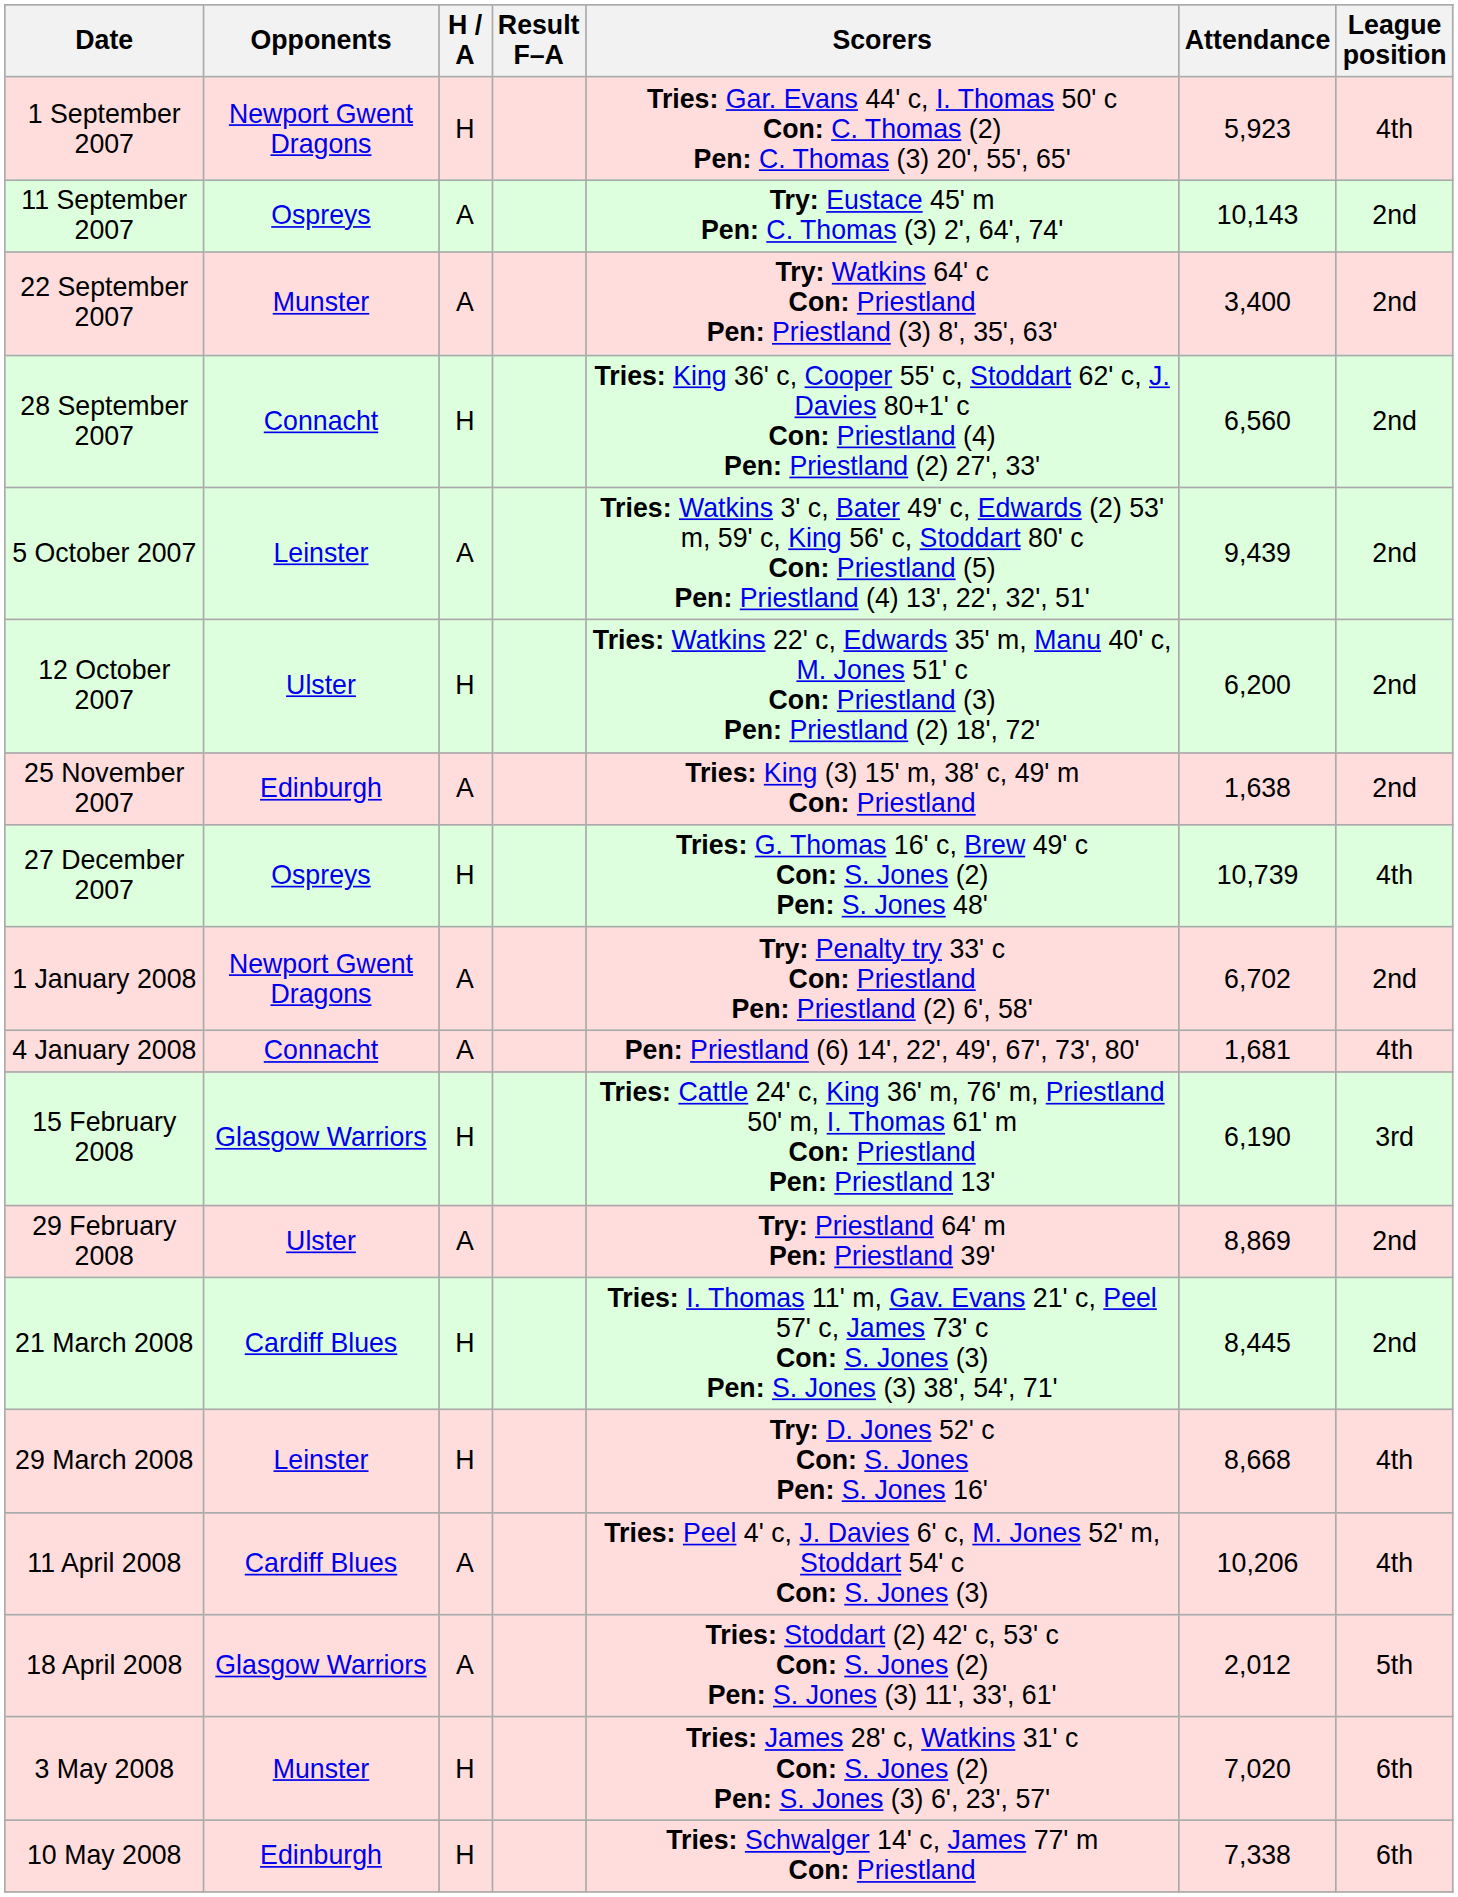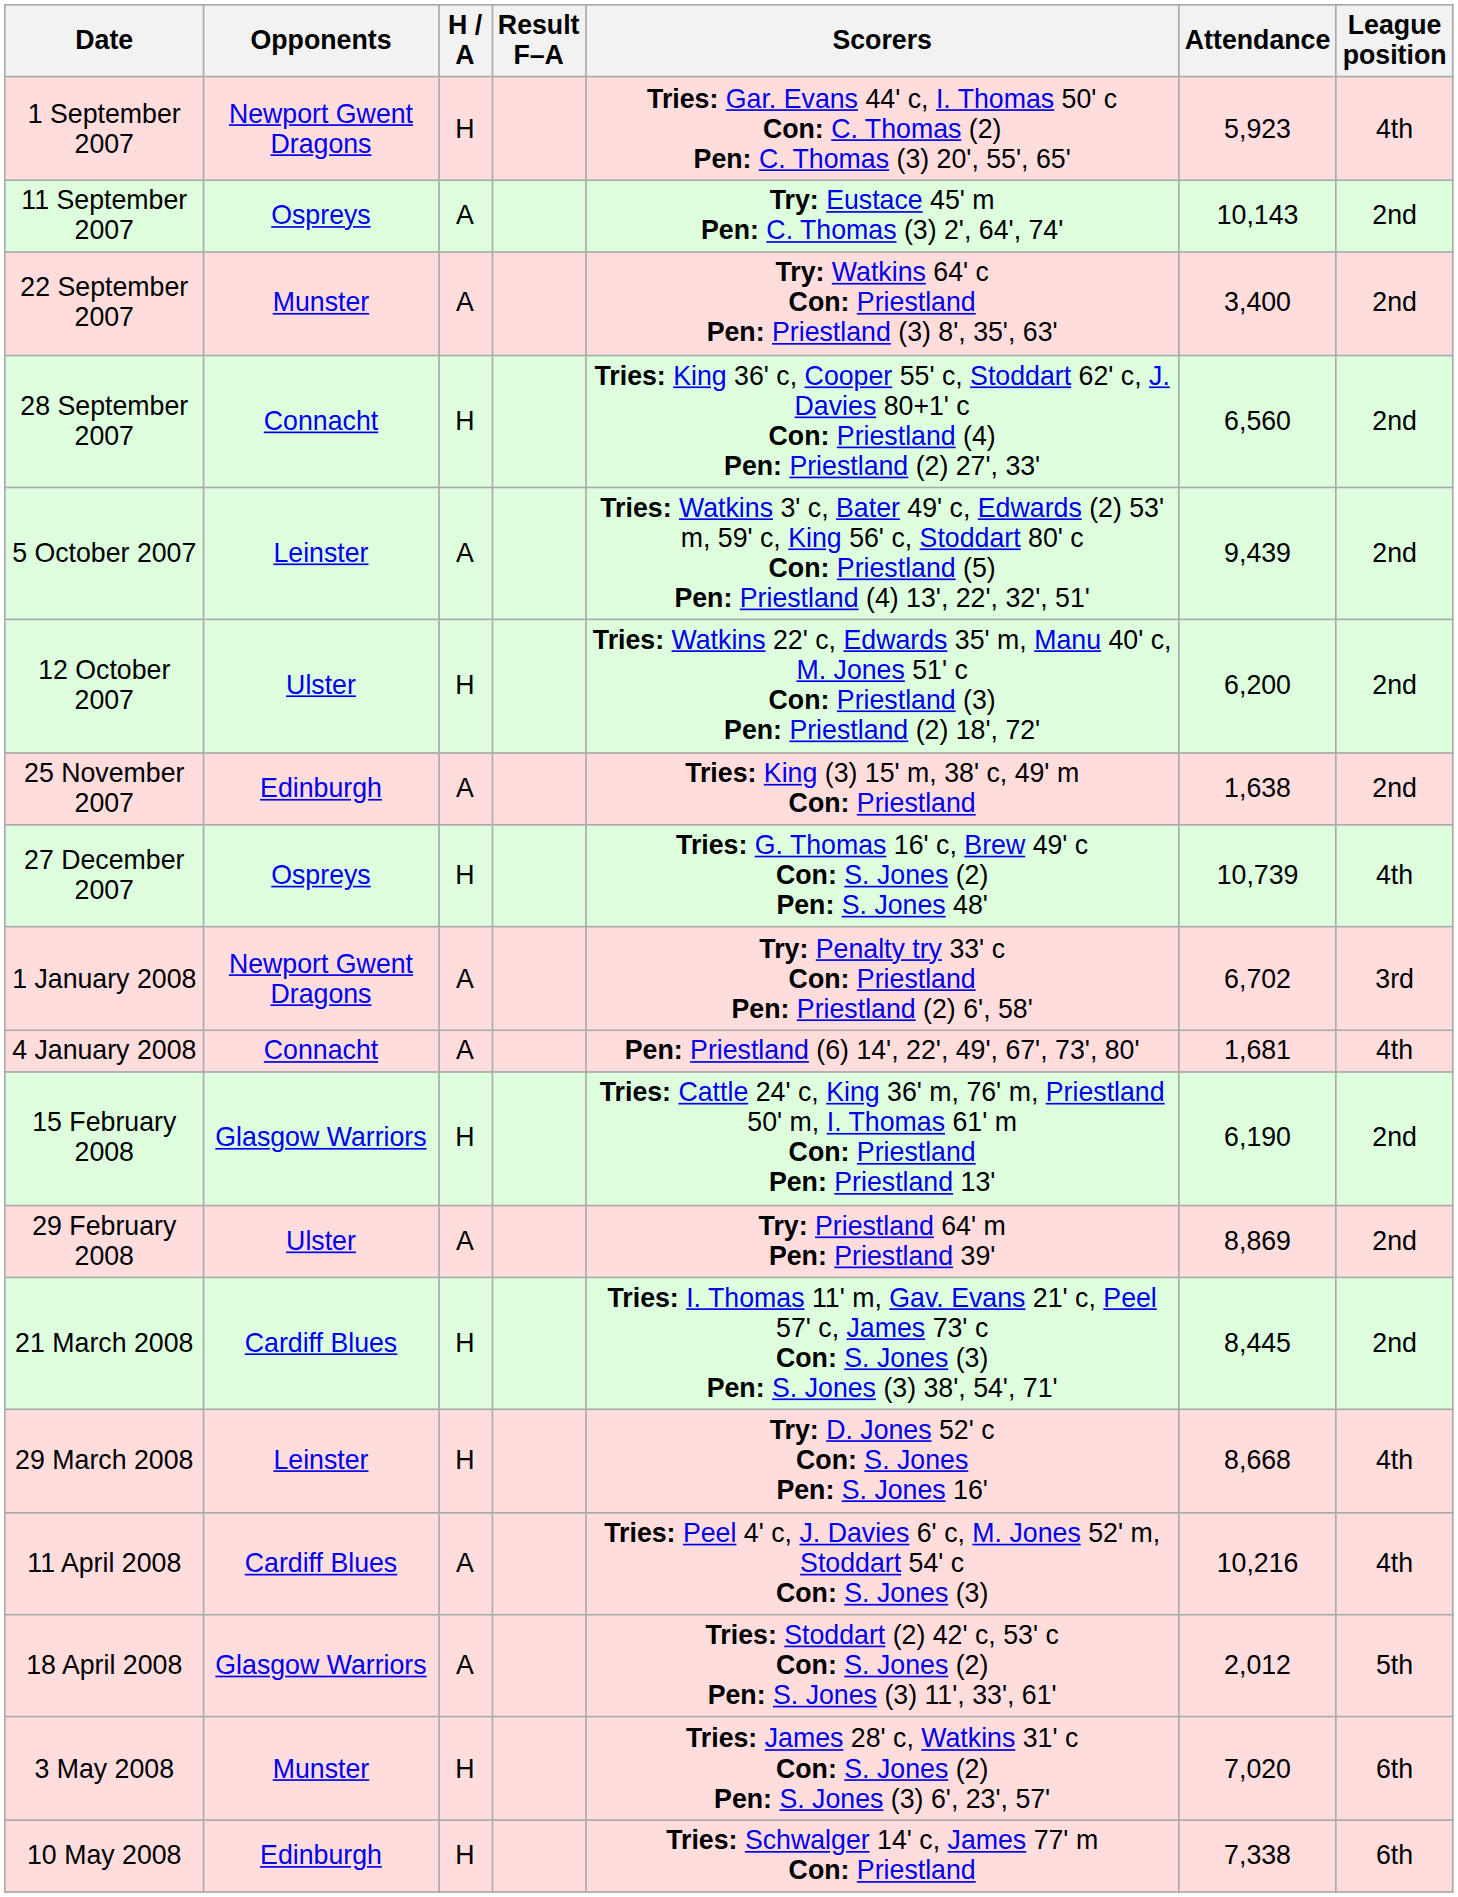(1395, 978) 2nd -> (1395, 978) 3rd
(1395, 1138) 3rd -> (1395, 1138) 2nd
(1258, 1563) 10,206 -> (1258, 1563) 10,216
